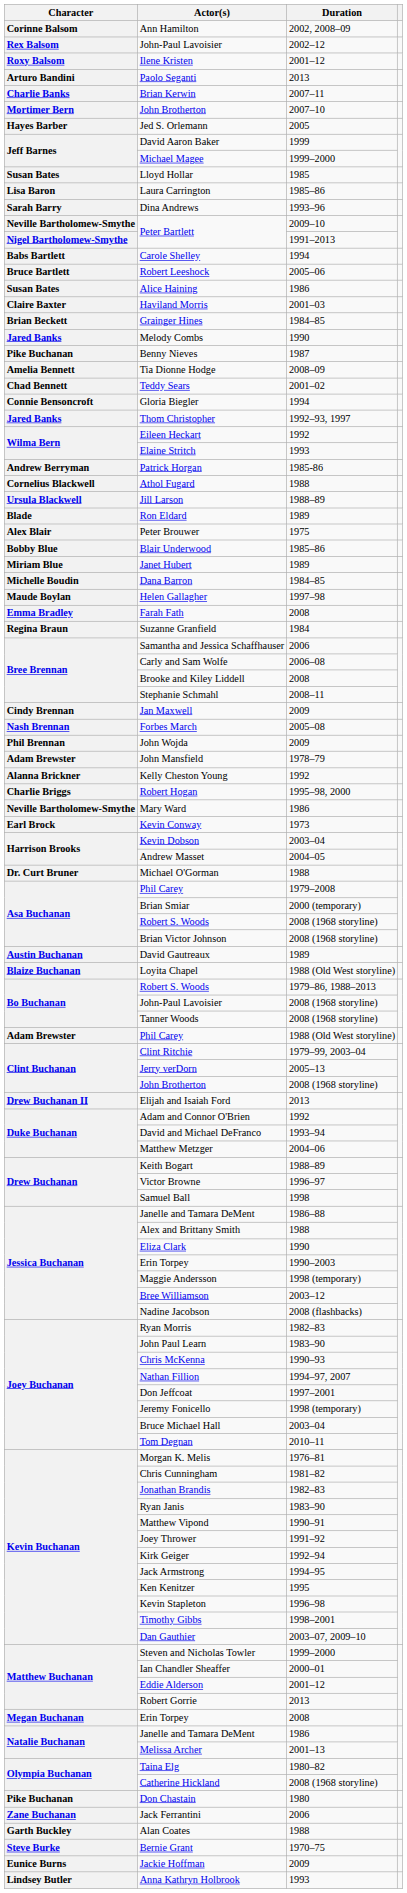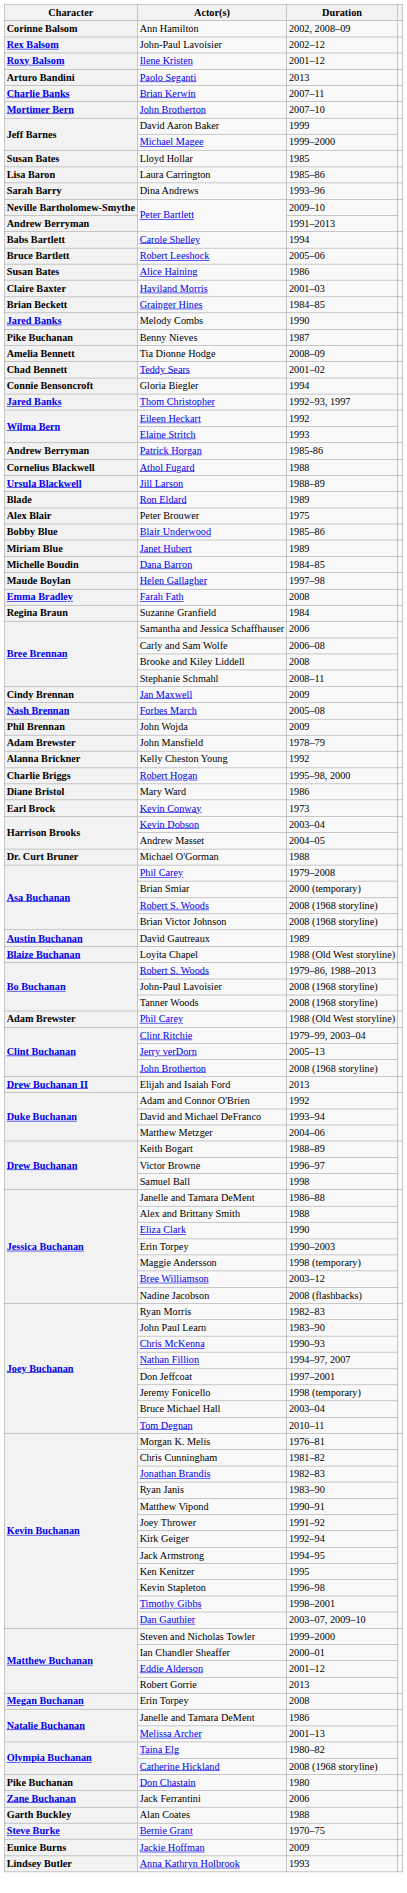- row: (174, 126)
(67, 239) Nigel Bartholomew-Smythe -> (48, 223) Andrew Berryman
(71, 808) Neville Bartholomew-Smythe -> (36, 792) Diane Bristol
